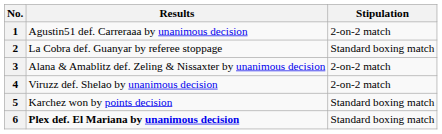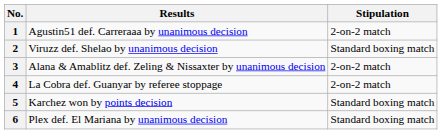(125, 48) La Cobra def. Guanyar by referee stoppage -> (123, 48) Viruzz def. Shelao by unanimous decision
(123, 84) Viruzz def. Shelao by unanimous decision -> (125, 84) La Cobra def. Guanyar by referee stoppage
(134, 119) bold -> (128, 119) normal
